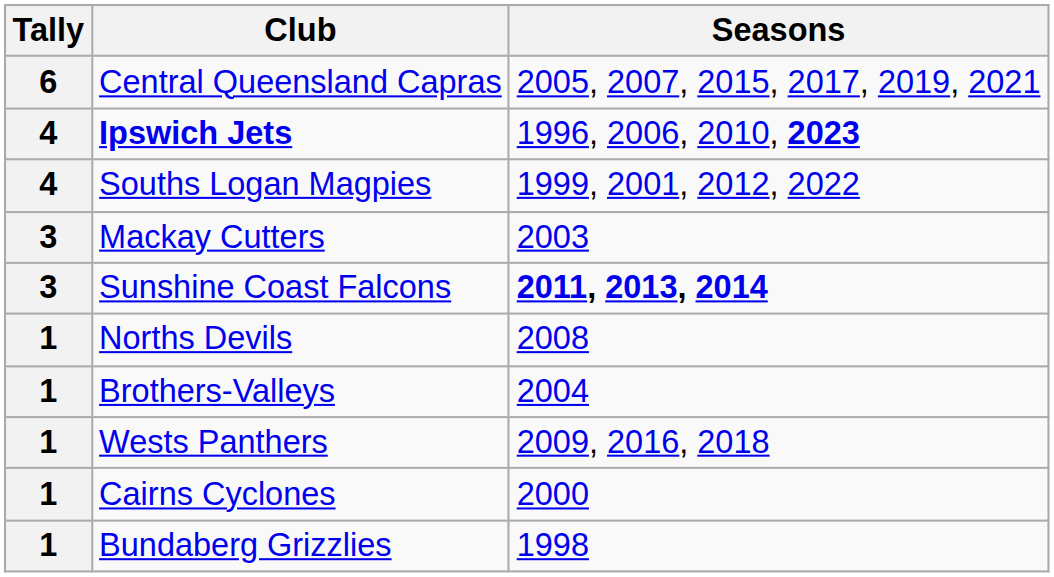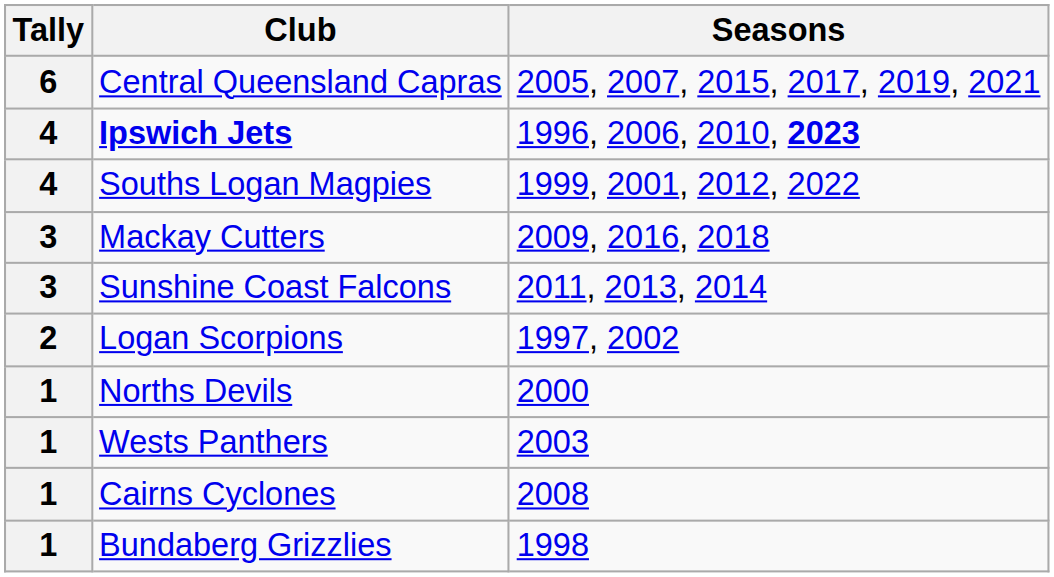(553, 236) 2003 -> (643, 236) 2009, 2016, 2018
(642, 287) bold -> (642, 287) normal
+ row: (221, 339)
(553, 339) 2008 -> (553, 390) 2000
- row: (217, 390)
(643, 442) 2009, 2016, 2018 -> (553, 442) 2003
(553, 493) 2000 -> (553, 493) 2008
